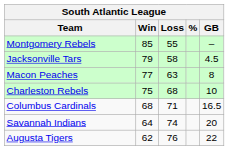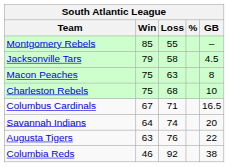(147, 75) 77 -> (147, 75) 75
(147, 106) 68 -> (147, 106) 67
(147, 138) 62 -> (147, 138) 63
+ row: (41, 153)
